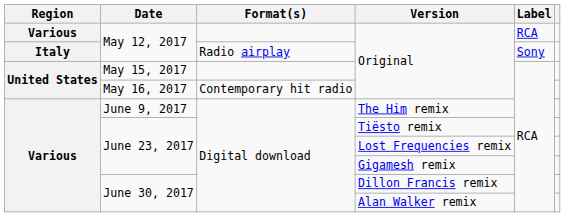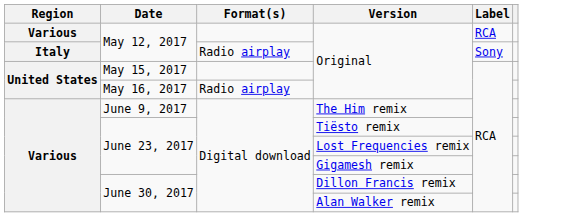(276, 89) Contemporary hit radio -> (245, 89) Radio airplay
